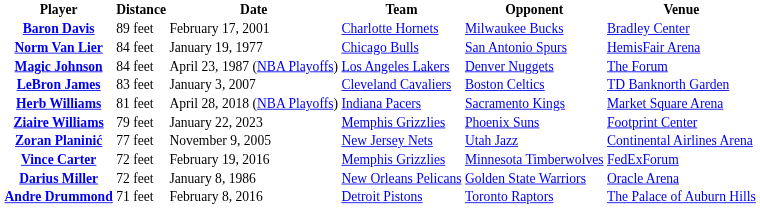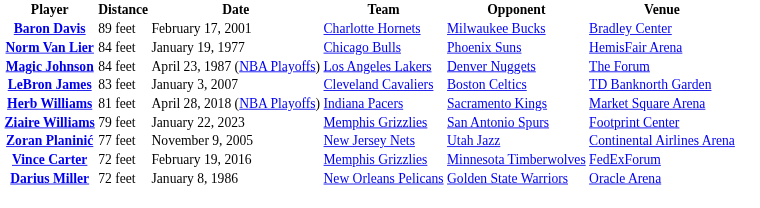(516, 47) San Antonio Spurs -> (484, 47) Phoenix Suns
(502, 122) Phoenix Suns -> (498, 122) San Antonio Spurs
- row: (59, 197)
